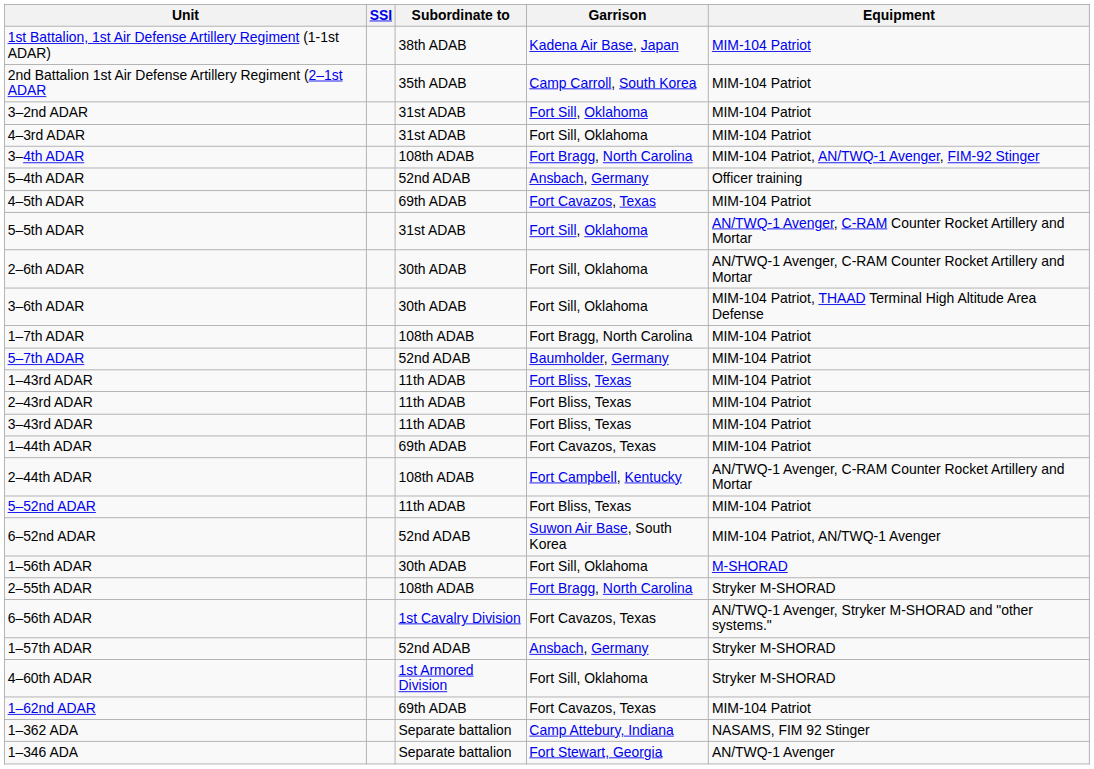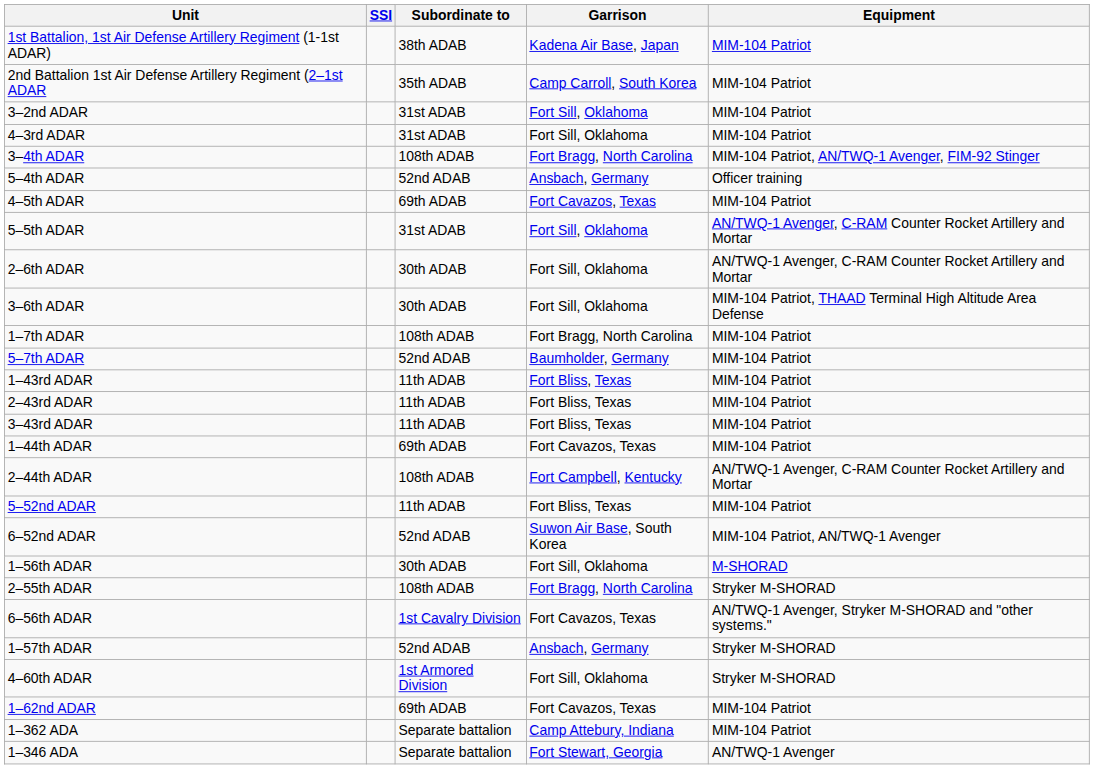(791, 730) NASAMS, FIM 92 Stinger -> (761, 730) MIM-104 Patriot
